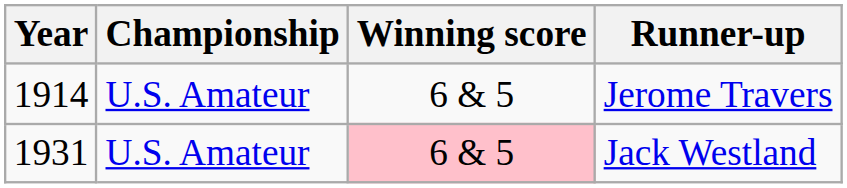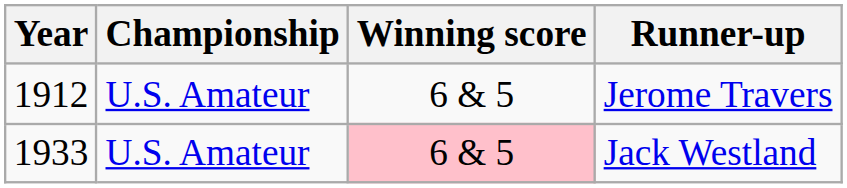(51, 93) 1914 -> (51, 93) 1912
(51, 152) 1931 -> (51, 152) 1933
